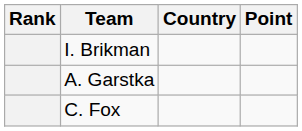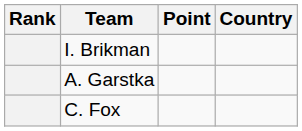columns swapped: (200, 19) <-> (269, 19)
